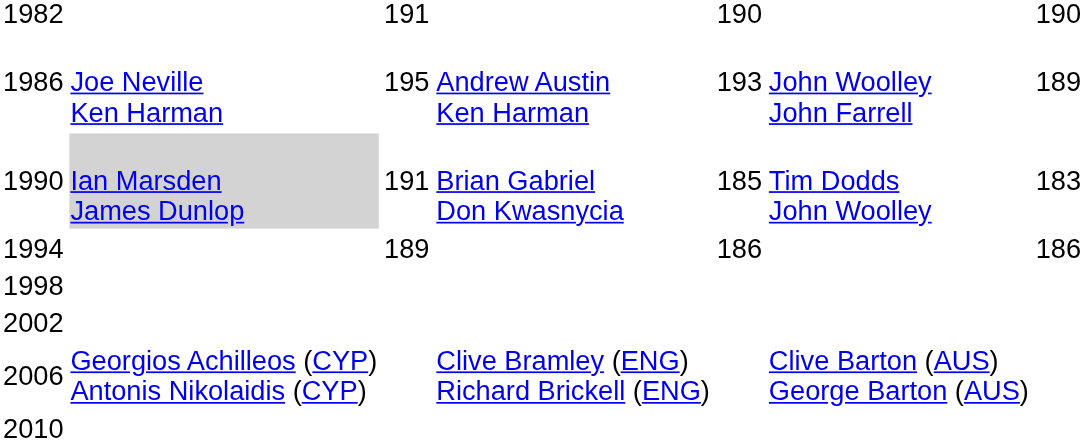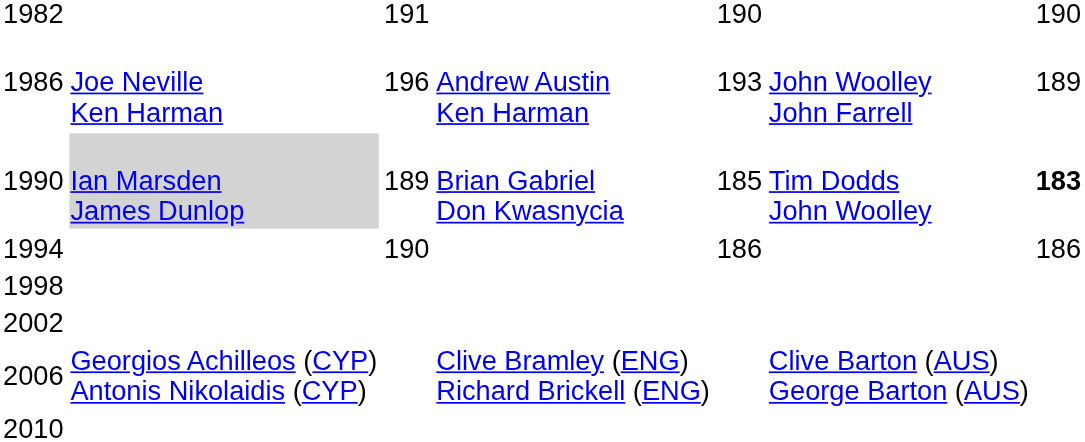(407, 82) 195 -> (407, 82) 196
(407, 180) 191 -> (407, 180) 189
(1058, 180) normal -> (1058, 180) bold
(407, 248) 189 -> (407, 248) 190
